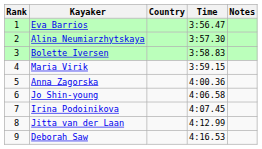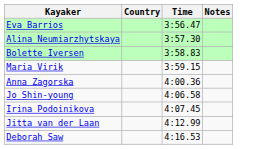- column: (17, 11)
